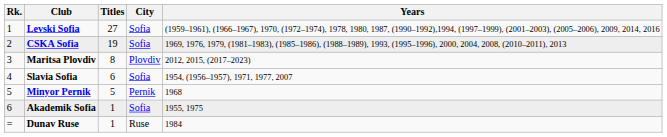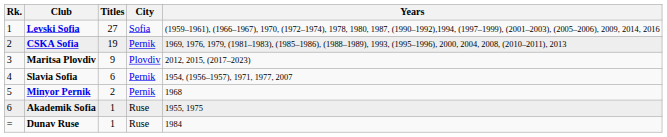(140, 44) Sofia -> (142, 44) Pernik
(112, 60) 8 -> (112, 60) 9
(140, 76) Sofia -> (142, 76) Pernik
(112, 92) 5 -> (112, 92) 2
(140, 108) Sofia -> (139, 108) Ruse
